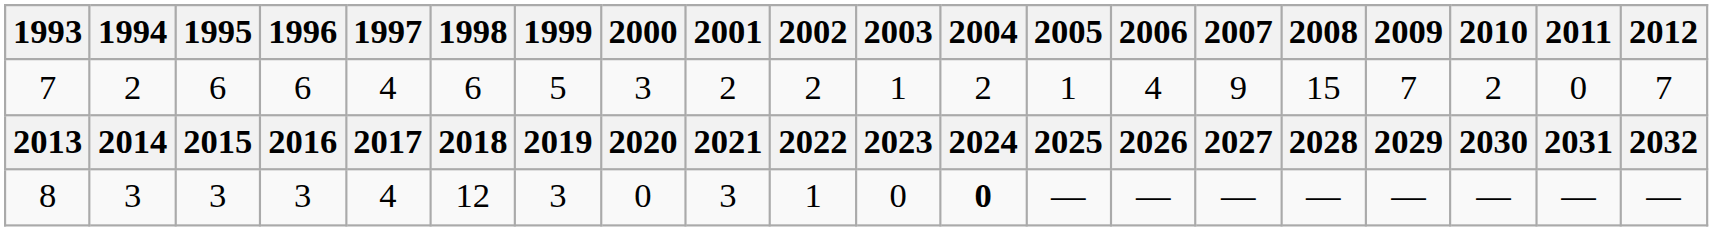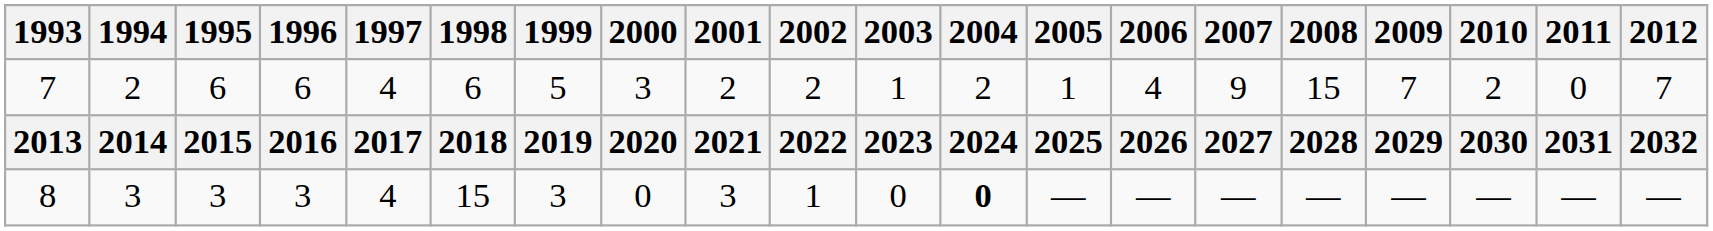(473, 196) 12 -> (473, 196) 15
